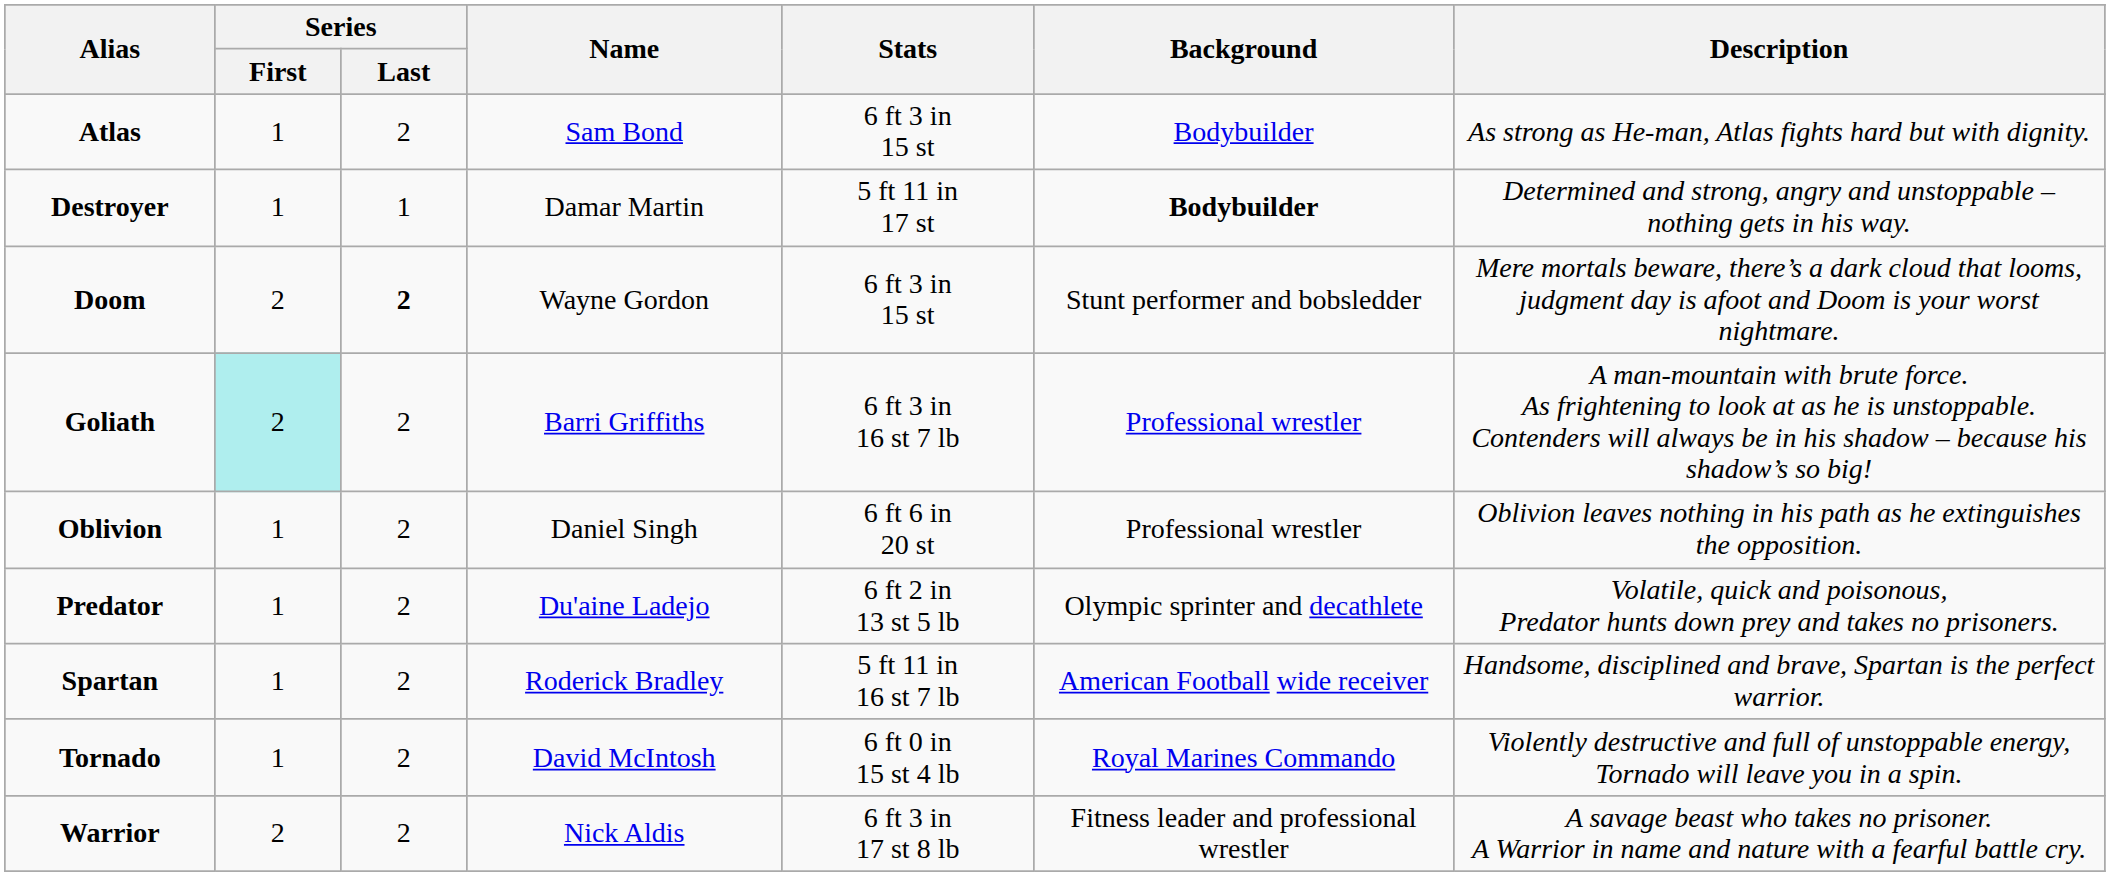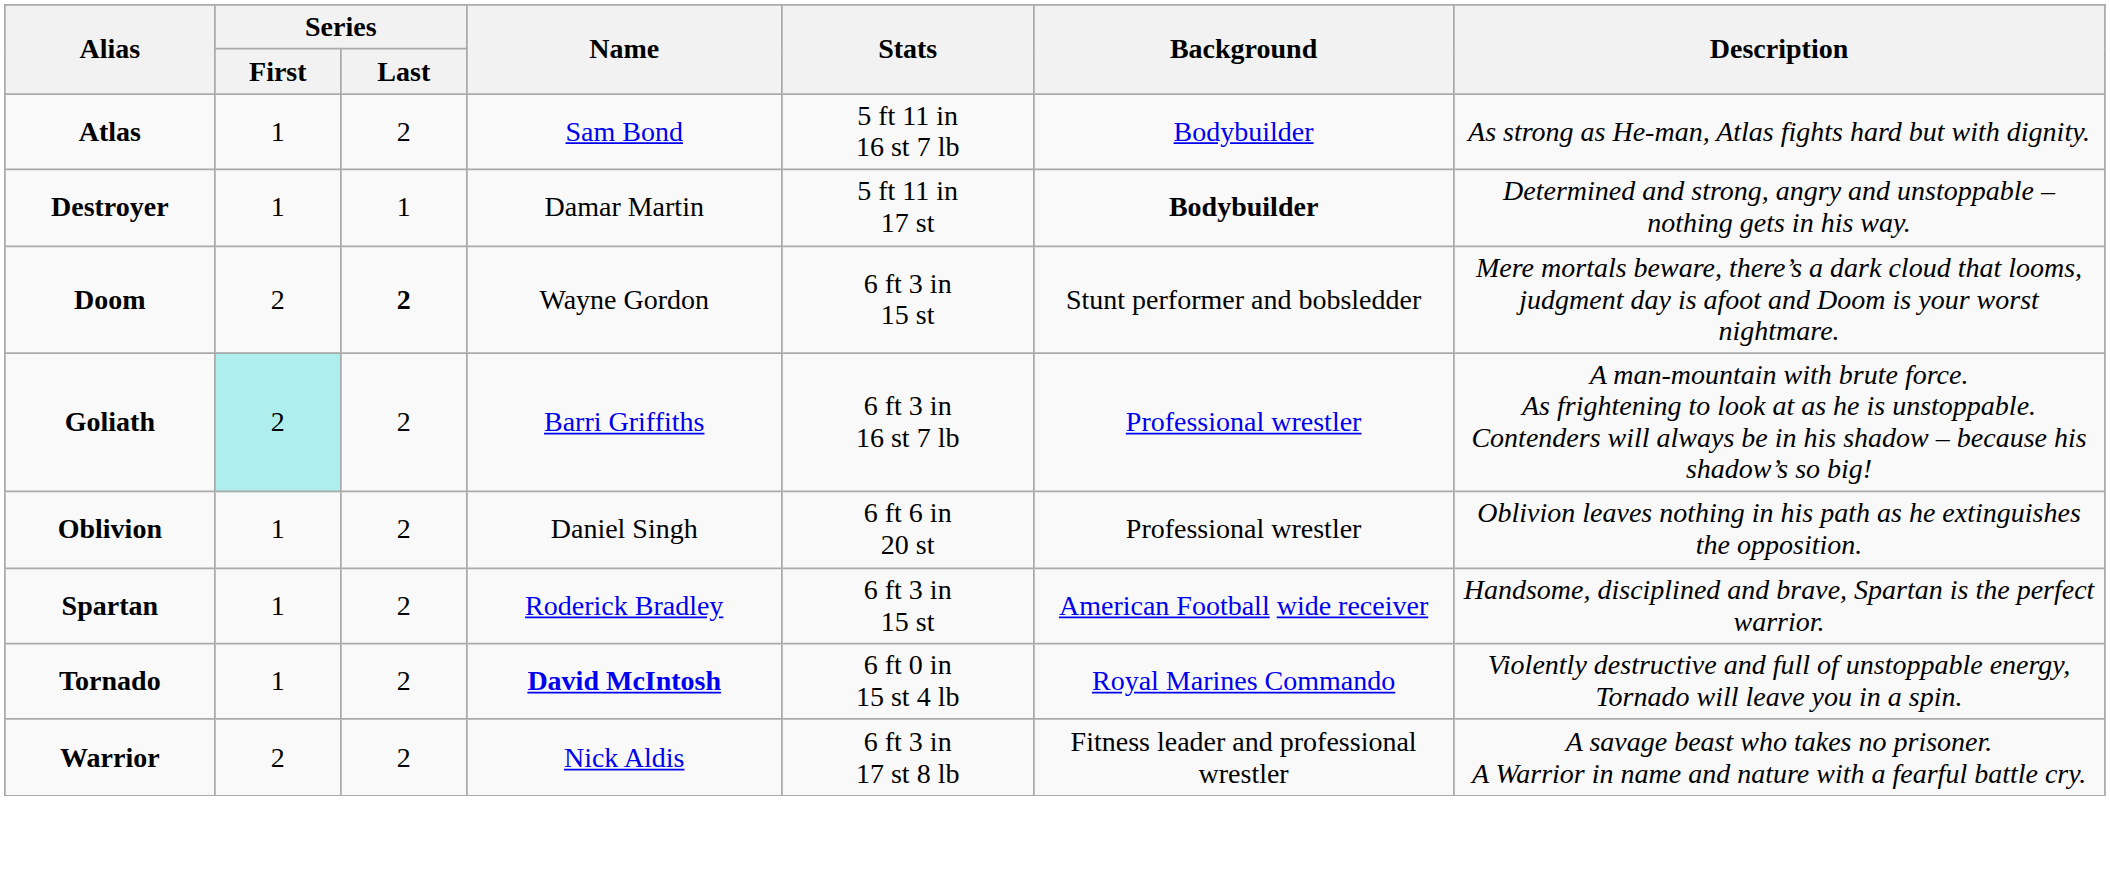(908, 131) 6 ft 3 in 15 st -> (908, 131) 5 ft 11 in 16 st 7 lb
- row: (110, 605)
(908, 681) 5 ft 11 in 16 st 7 lb -> (908, 605) 6 ft 3 in 15 st
(624, 757) normal -> (624, 681) bold
